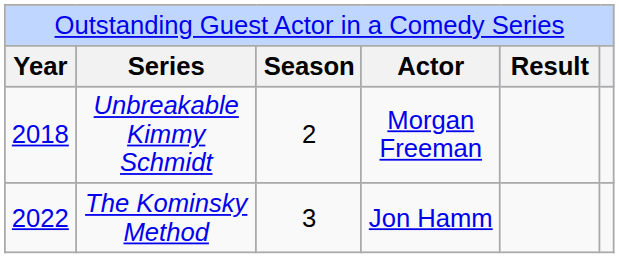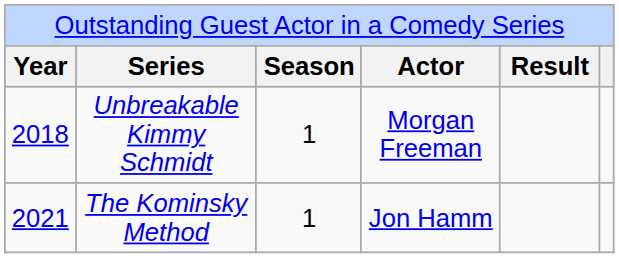(309, 135) 2 -> (309, 135) 1
(40, 218) 2022 -> (40, 218) 2021
(309, 218) 3 -> (309, 218) 1
